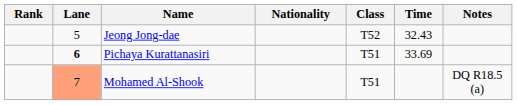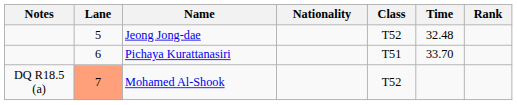columns swapped: (29, 14) <-> (477, 14)
(418, 35) 32.43 -> (440, 35) 32.48
(77, 55) bold -> (98, 55) normal
(418, 55) 33.69 -> (440, 55) 33.70
(370, 82) T51 -> (391, 82) T52
